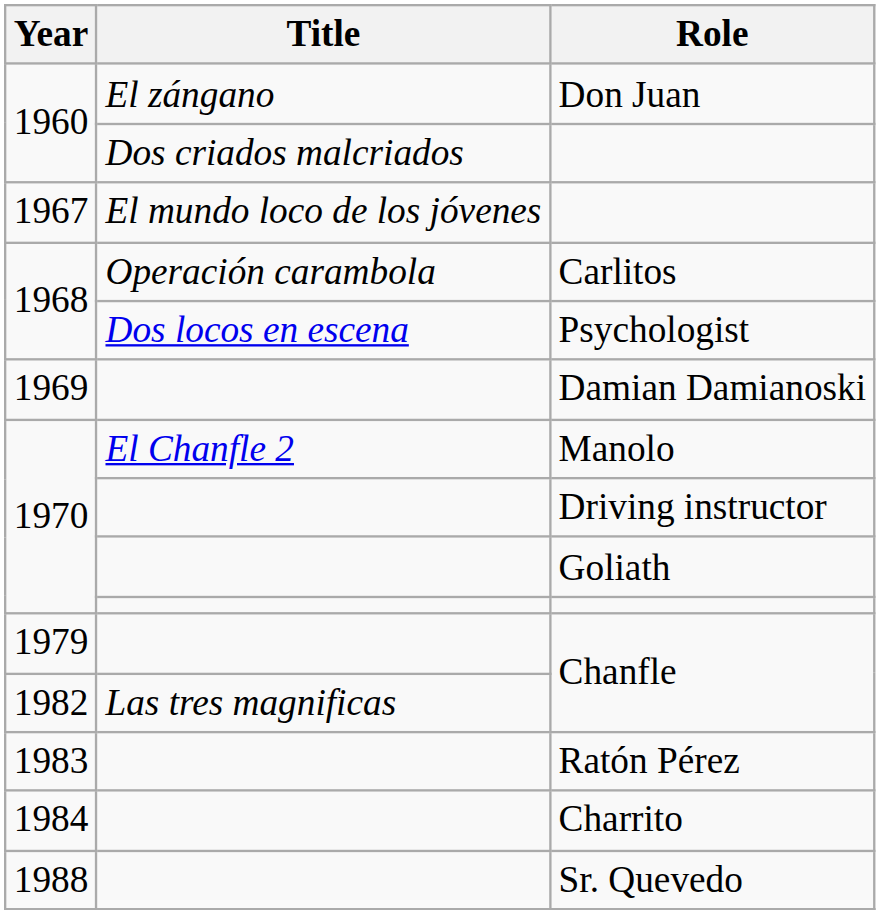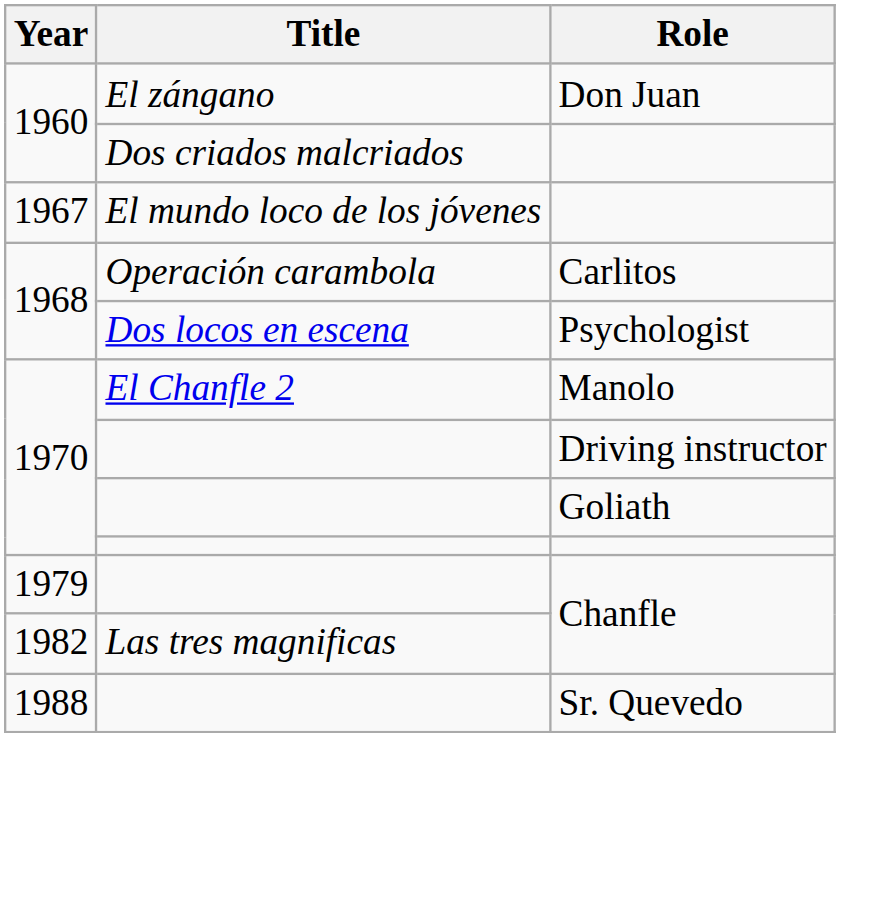- row: (51, 388)
- row: (51, 760)
- row: (51, 819)
